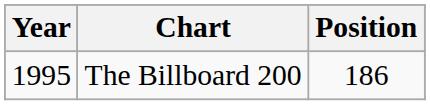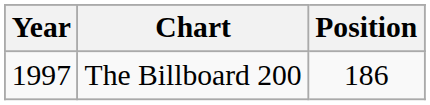(41, 74) 1995 -> (41, 74) 1997
